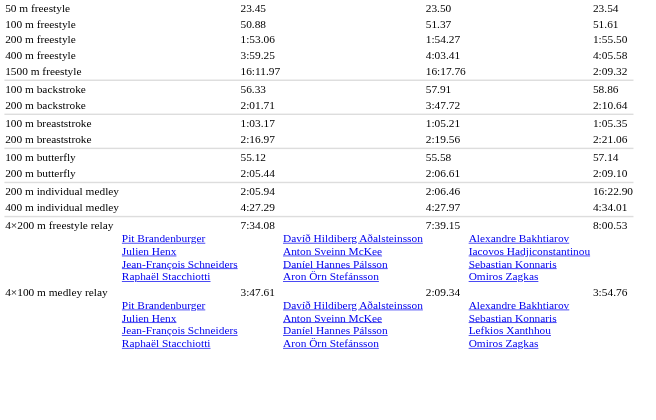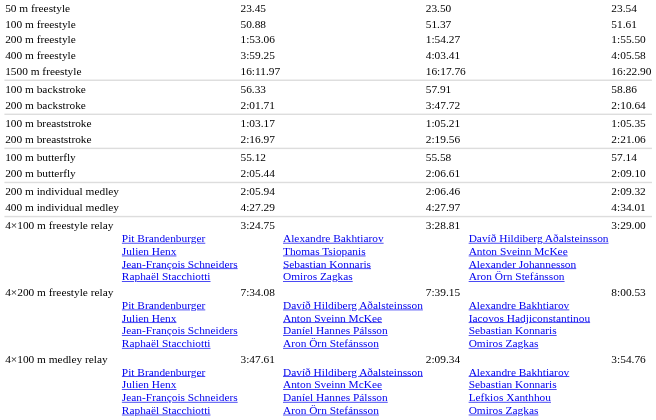(610, 71) 2:09.32 -> (631, 71) 16:22.90
(613, 191) 16:22.90 -> (629, 191) 2:09.32
+ row: (59, 225)
